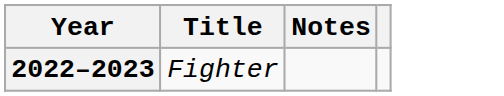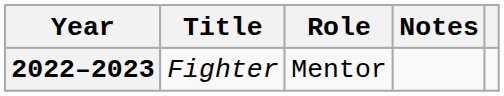+ column: (339, 27)
